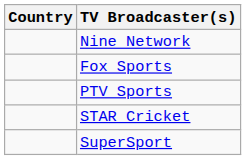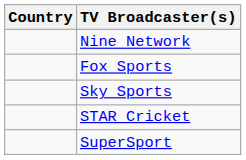+ row: (126, 92)
- row: (126, 92)
